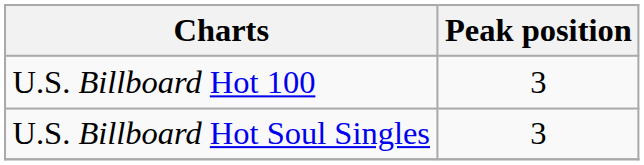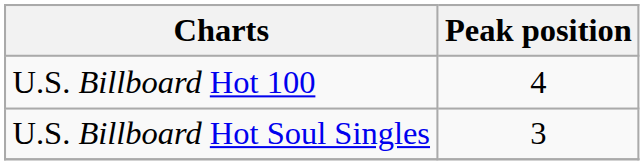(538, 81) 3 -> (538, 81) 4
